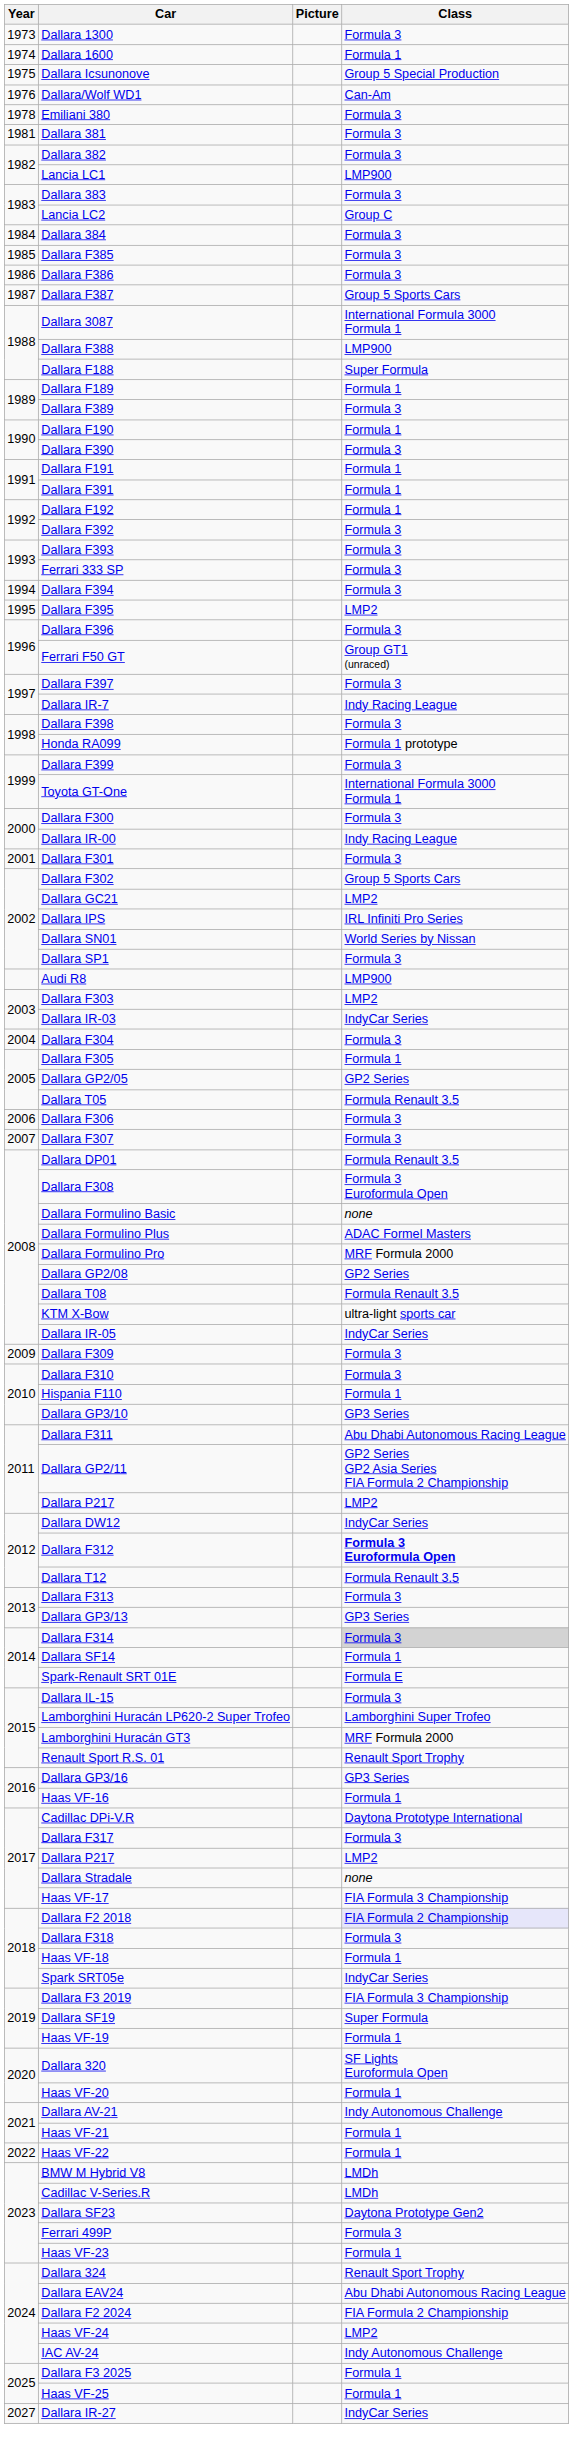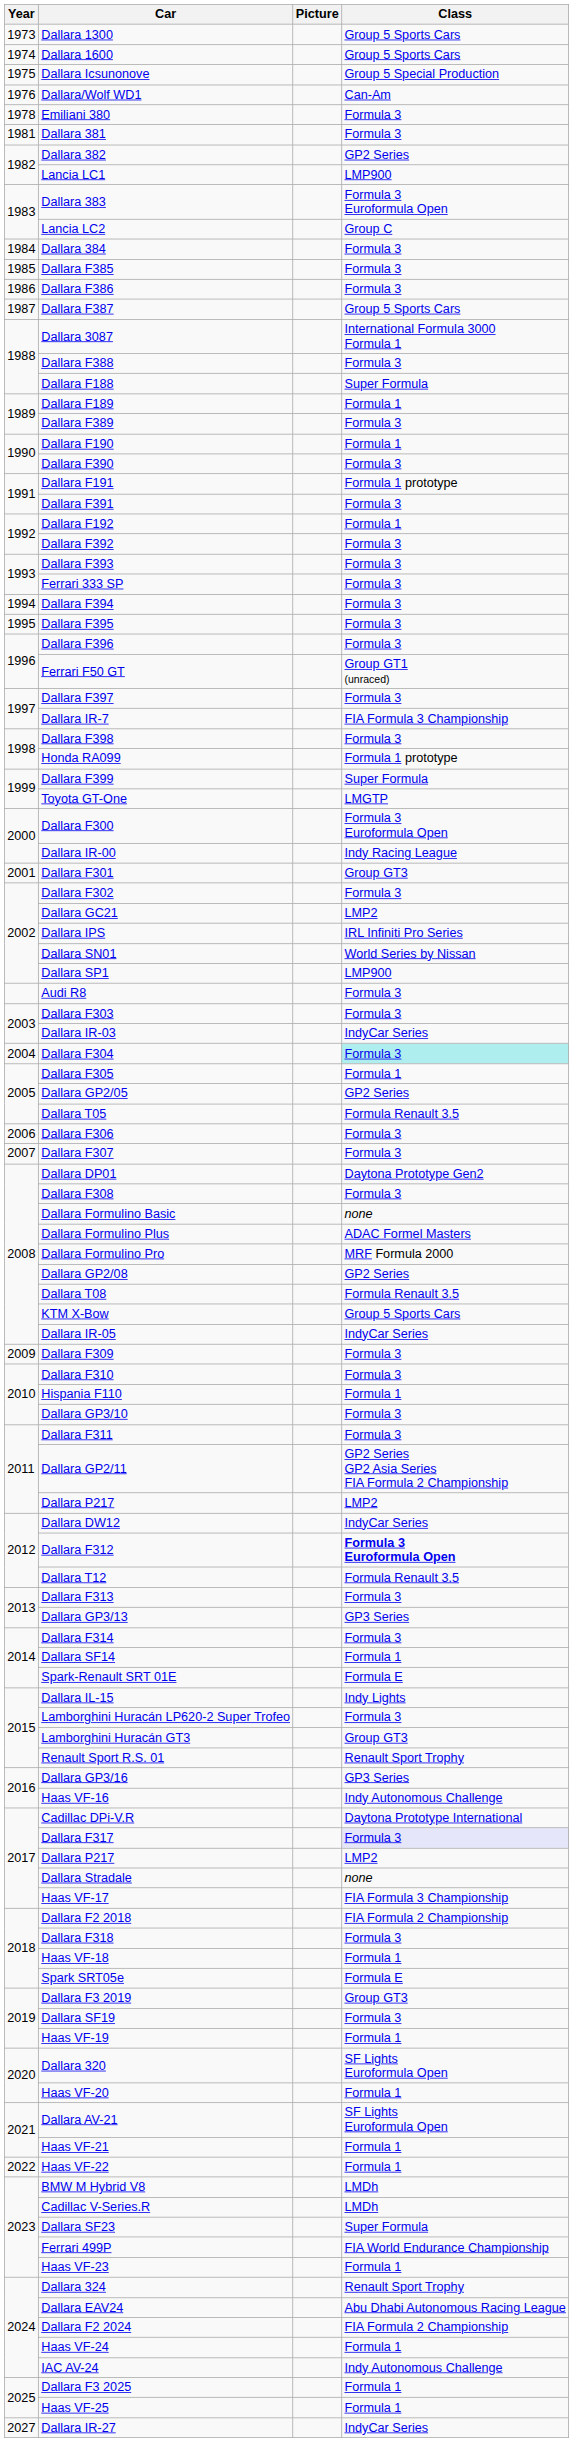(373, 34) Formula 3 -> (402, 34) Group 5 Sports Cars
(373, 54) Formula 1 -> (402, 54) Group 5 Sports Cars
(373, 154) Formula 3 -> (377, 154) GP2 Series
(373, 194) Formula 3 -> (396, 202) Formula 3 Euroformula Open
(368, 349) LMP900 -> (373, 363) Formula 3
(373, 469) Formula 1 -> (401, 483) Formula 1 prototype
(373, 489) Formula 1 -> (373, 504) Formula 3
(361, 610) LMP2 -> (373, 624) Formula 3
(401, 704) Indy Racing League -> (426, 718) FIA Formula 3 Championship
(373, 764) Formula 3 -> (386, 778) Super Formula
(420, 791) International Formula 3000 Formula 1 -> (366, 798) LMGTP
(373, 818) Formula 3 -> (396, 826) Formula 3 Euroformula Open
(373, 859) Formula 3 -> (376, 873) Group GT3
(402, 879) Group 5 Sports Cars -> (373, 893) Formula 3
(373, 959) Formula 3 -> (368, 973) LMP900
(368, 979) LMP900 -> (373, 993) Formula 3
(361, 999) LMP2 -> (373, 1013) Formula 3
(373, 1039) no background -> (373, 1053) paleturquoise background
(402, 1159) Formula Renault 3.5 -> (414, 1173) Daytona Prototype Gen2
(396, 1186) Formula 3 Euroformula Open -> (373, 1193) Formula 3
(400, 1314) ultra-light sports car -> (402, 1314) Group 5 Sports Cars
(377, 1414) GP3 Series -> (373, 1414) Formula 3
(455, 1434) Abu Dhabi Autonomous Racing League -> (373, 1434) Formula 3
(373, 1637) lightgrey background -> (373, 1637) no background
(373, 1697) Formula 3 -> (375, 1697) Indy Lights
(418, 1717) Lamborghini Super Trofeo -> (373, 1717) Formula 3
(399, 1737) MRF Formula 2000 -> (376, 1737) Group GT3
(373, 1797) Formula 1 -> (424, 1797) Indy Autonomous Challenge
(373, 1838) no background -> (373, 1838) lavender background
(426, 1918) lavender background -> (426, 1918) no background
(386, 1978) IndyCar Series -> (374, 1978) Formula E
(426, 1998) FIA Formula 3 Championship -> (376, 1998) Group GT3
(386, 2018) Super Formula -> (373, 2018) Formula 3
(424, 2112) Indy Autonomous Challenge -> (396, 2119) SF Lights Euroformula Open
(414, 2213) Daytona Prototype Gen2 -> (386, 2227) Super Formula
(373, 2233) Formula 3 -> (447, 2247) FIA World Endurance Championship
(361, 2333) LMP2 -> (373, 2347) Formula 1
